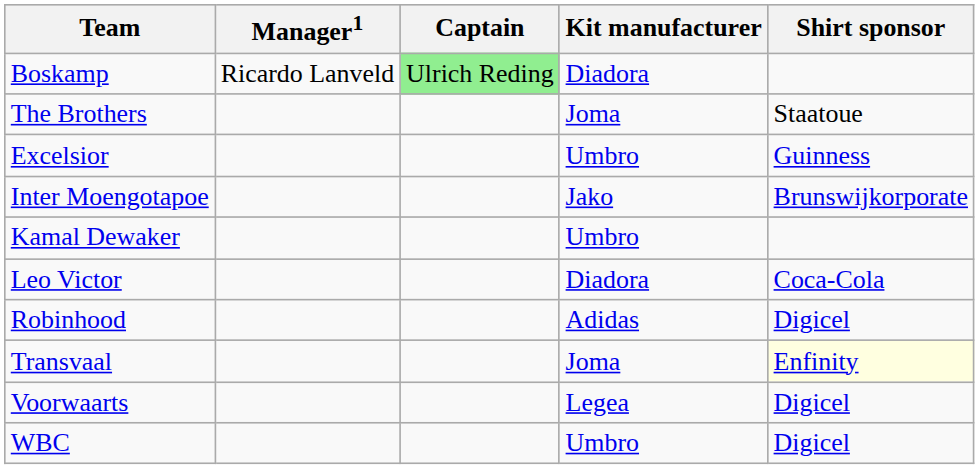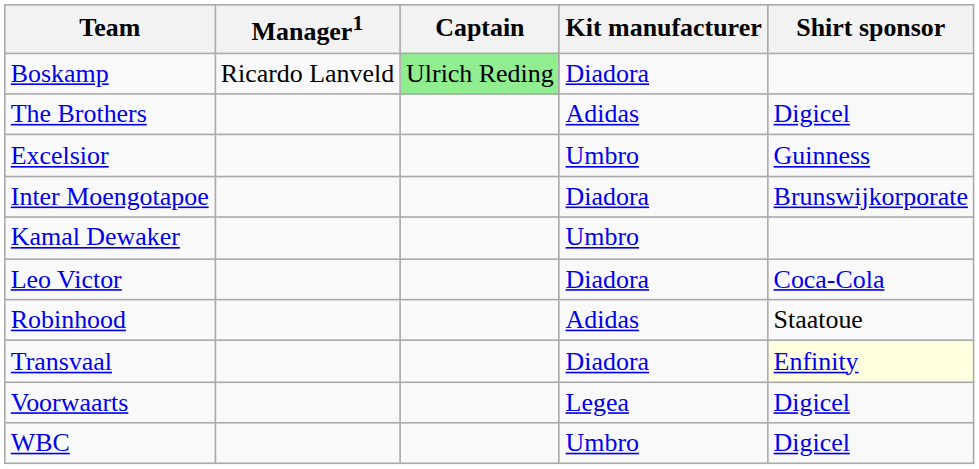(593, 114) Joma -> (602, 114) Adidas
(818, 114) Staatoue -> (812, 114) Digicel
(589, 196) Jako -> (607, 196) Diadora
(812, 319) Digicel -> (818, 319) Staatoue
(593, 360) Joma -> (607, 360) Diadora
